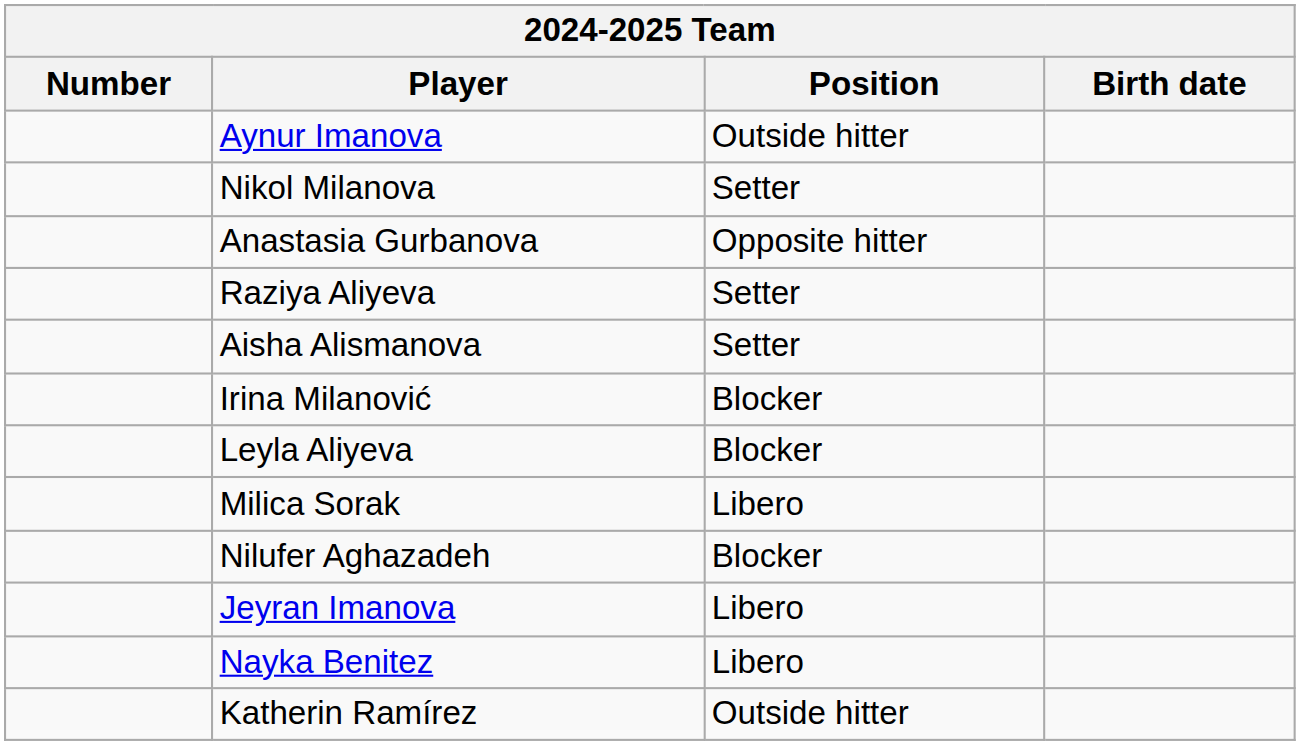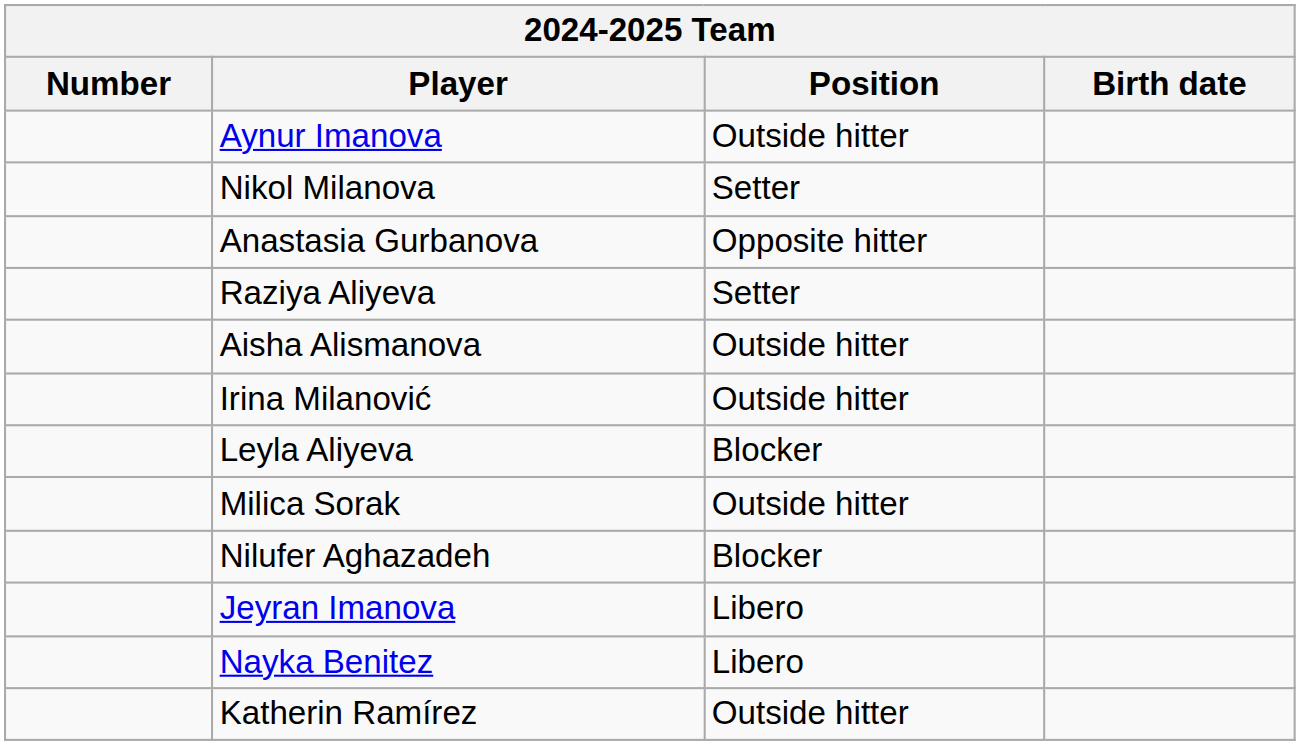(756, 345) Setter -> (810, 345) Outside hitter
(767, 398) Blocker -> (810, 398) Outside hitter
(758, 503) Libero -> (810, 503) Outside hitter
